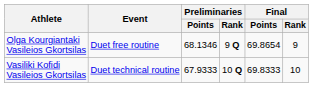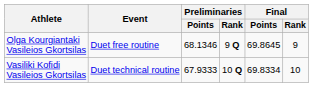(264, 45) 69.8654 -> (264, 45) 69.8645
(264, 70) 69.8333 -> (264, 70) 69.8334
